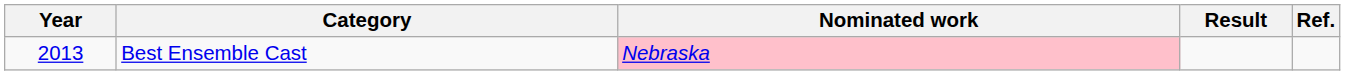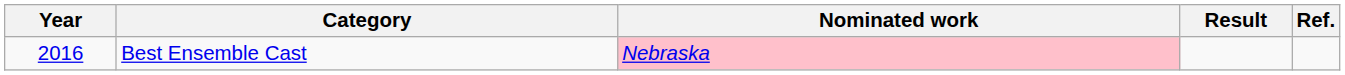(61, 53) 2013 -> (61, 53) 2016
